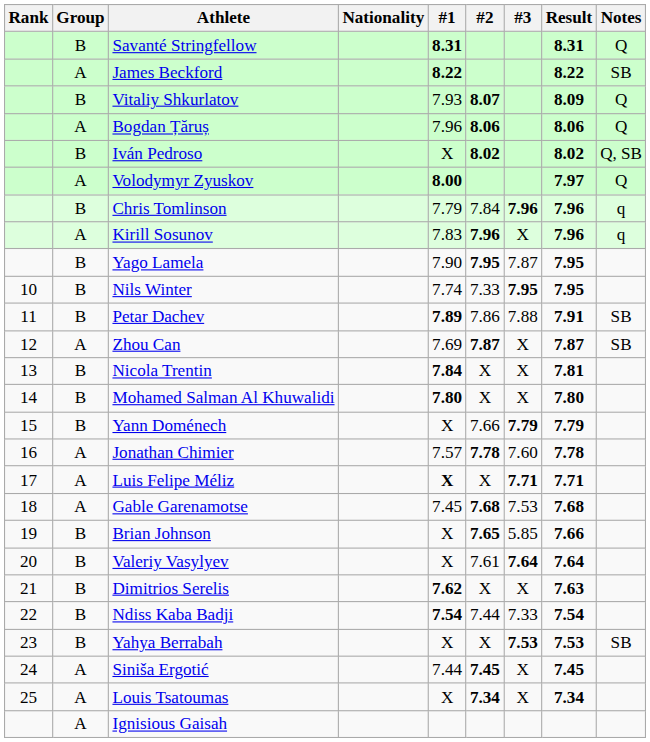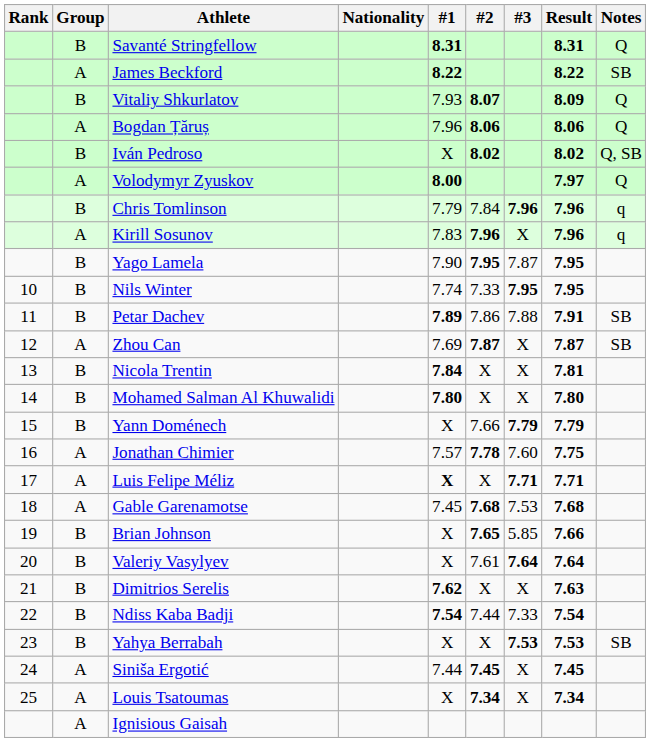(569, 452) 7.78 -> (569, 452) 7.75
